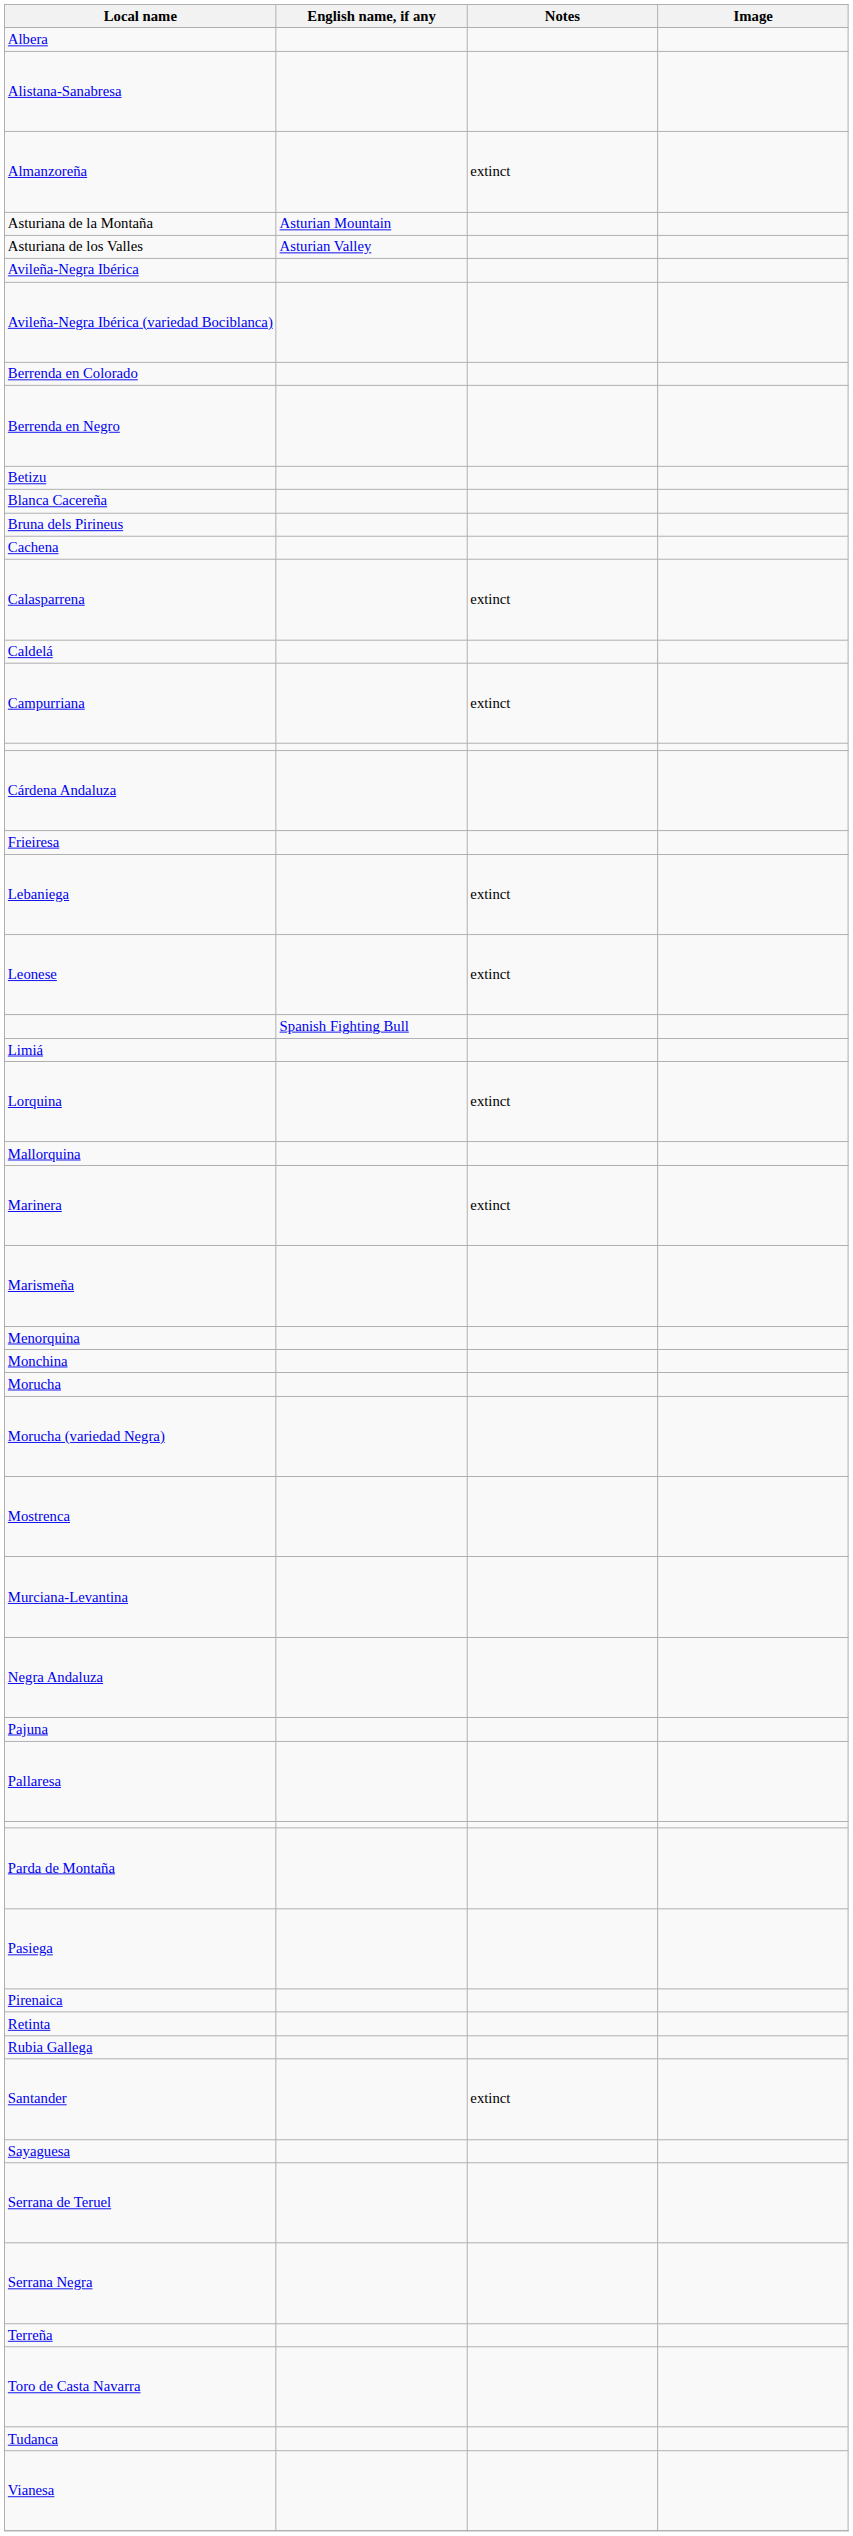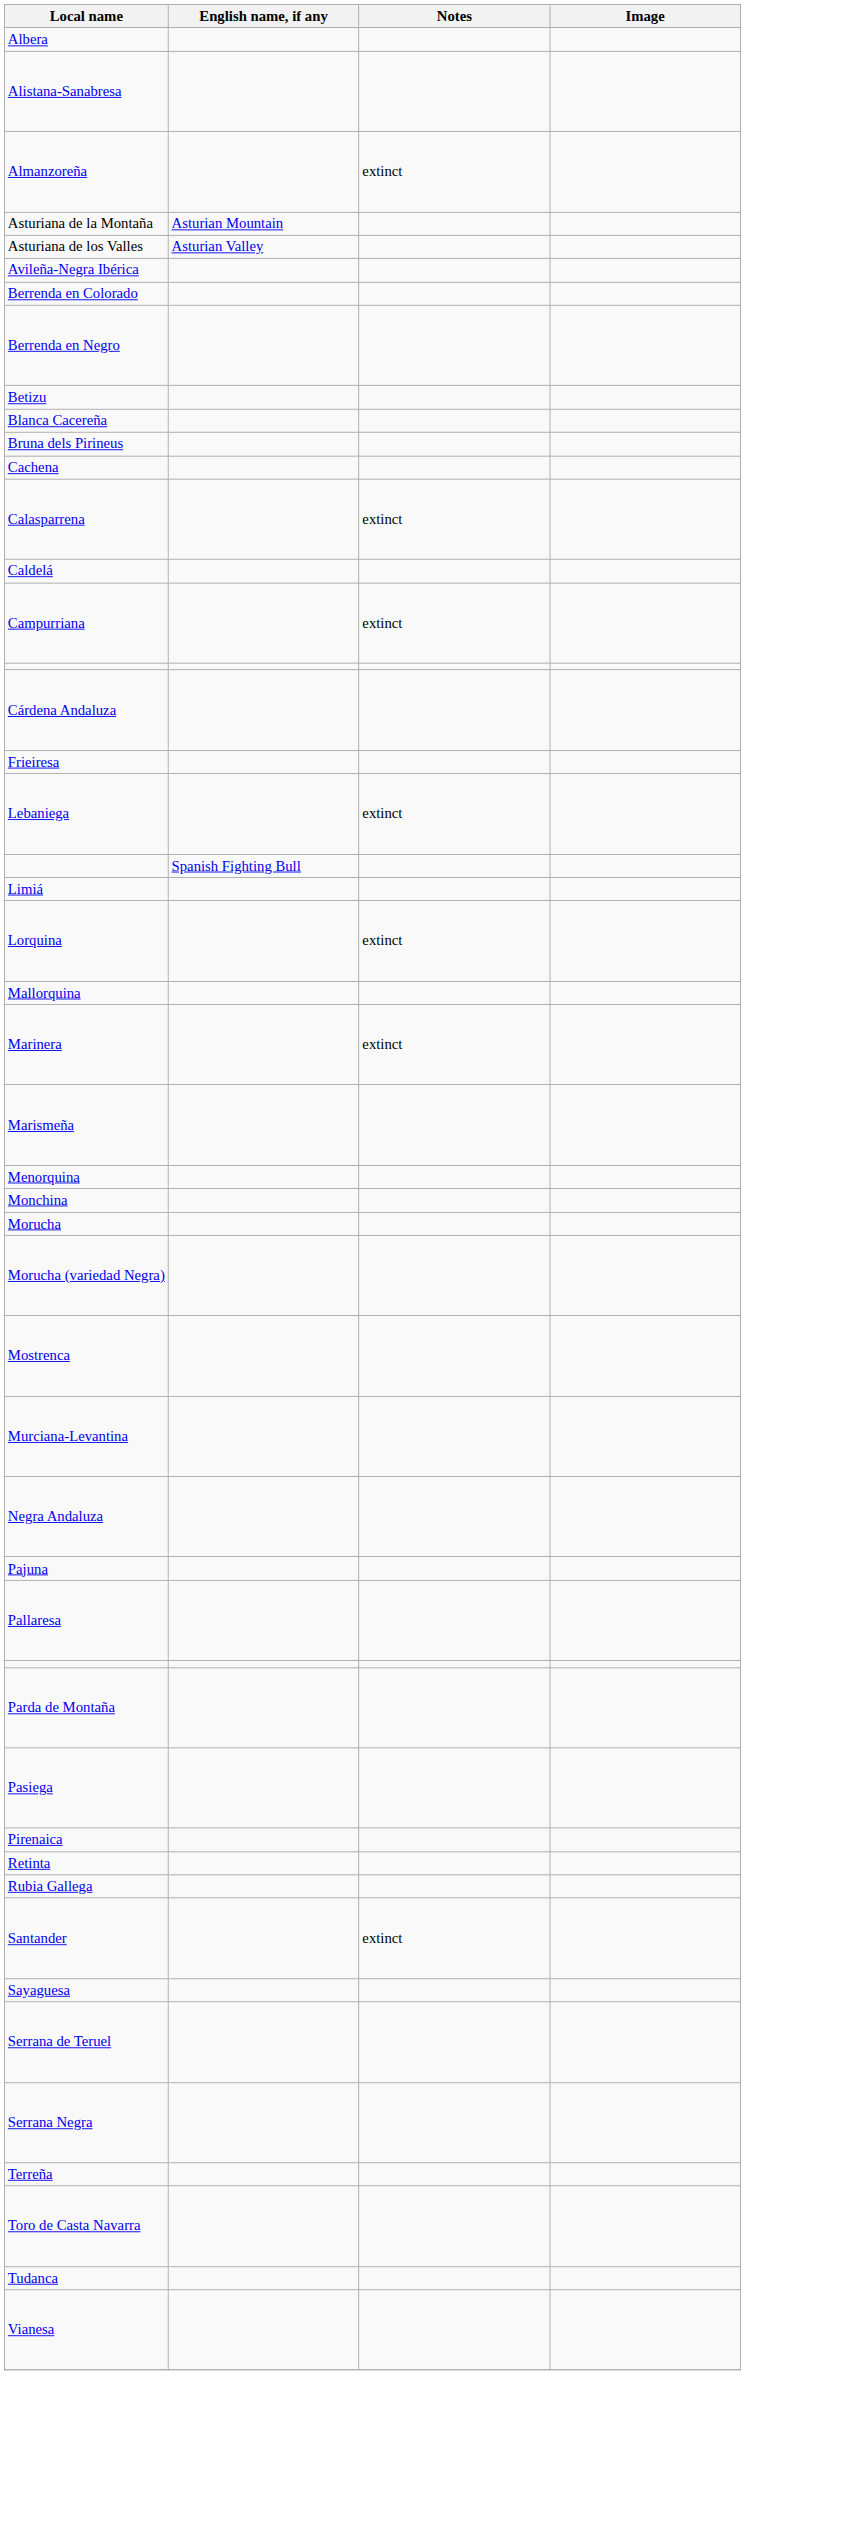- row: (140, 322)
- row: (32, 974)
